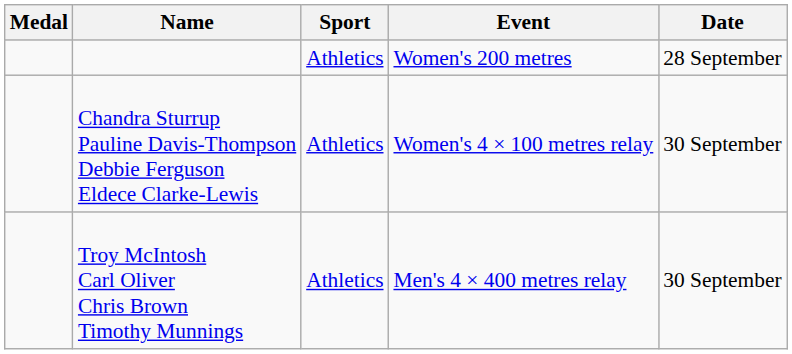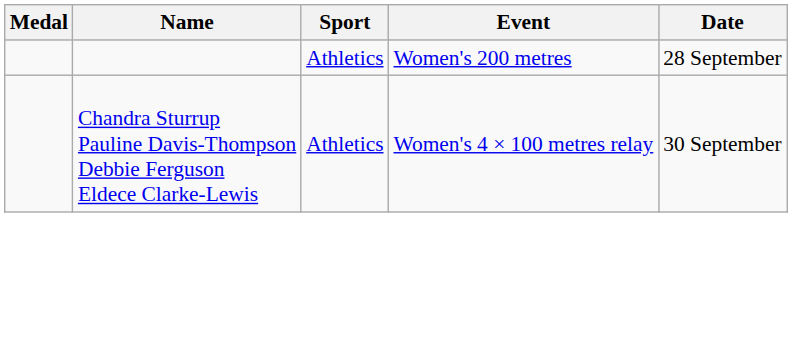- row: (161, 293)
